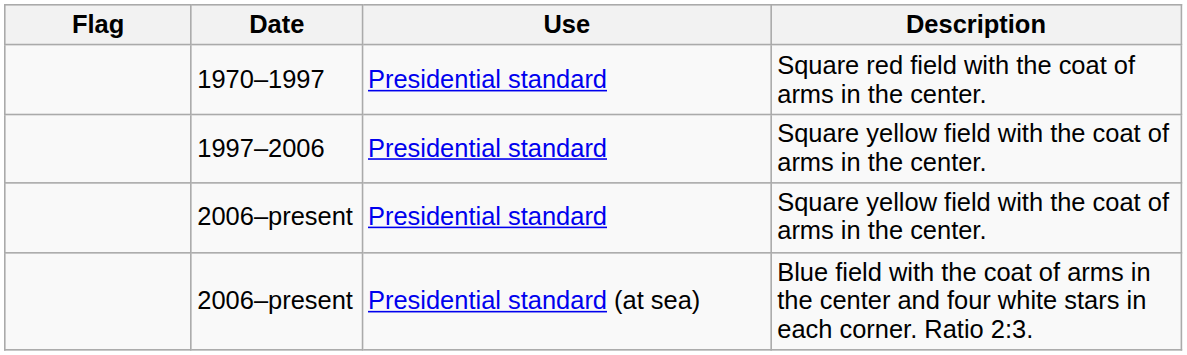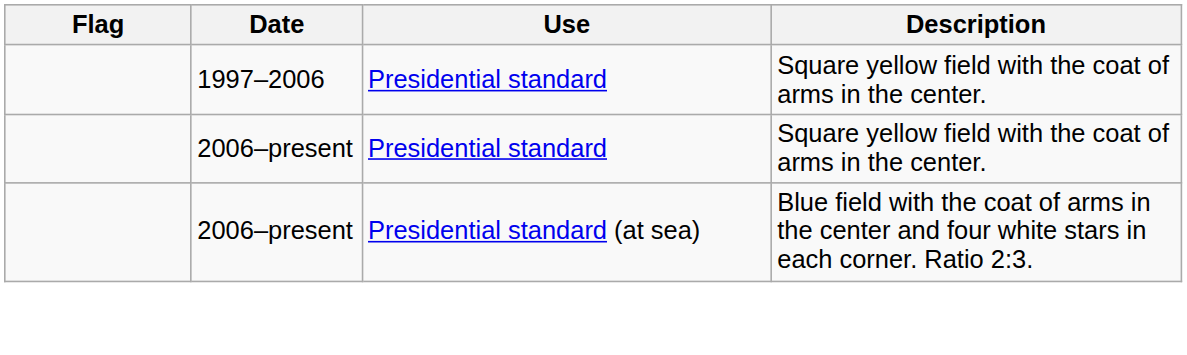- row: (261, 79)
